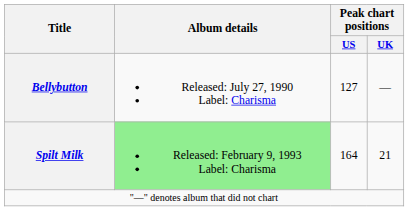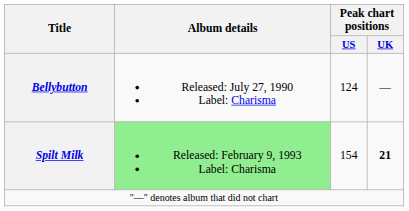(349, 87) 127 -> (349, 87) 124
(349, 155) 164 -> (349, 155) 154
(385, 155) normal -> (385, 155) bold
